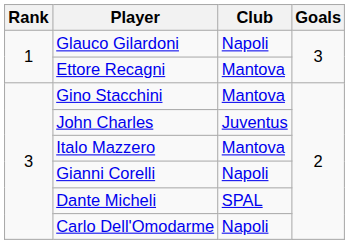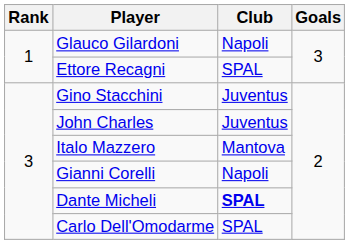(253, 69) Mantova -> (242, 69) SPAL
(253, 95) Mantova -> (255, 95) Juventus
(242, 200) normal -> (243, 200) bold
(245, 226) Napoli -> (242, 226) SPAL
